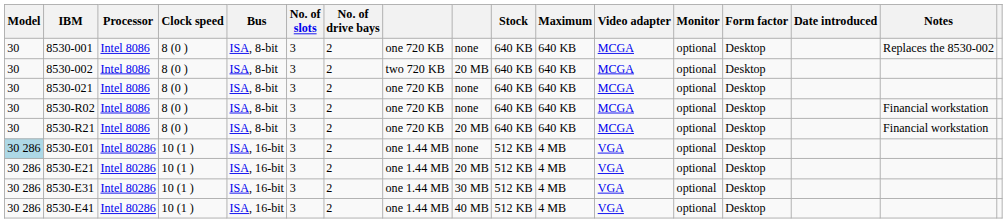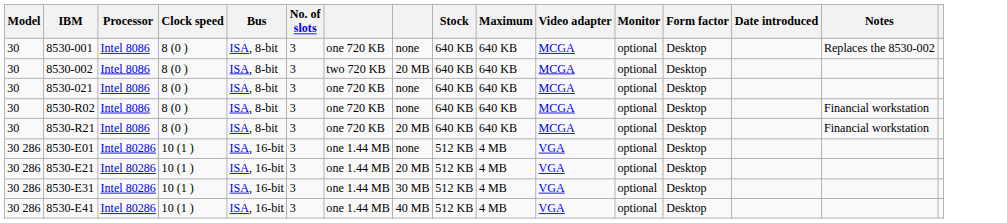- column: (353, 21)
(24, 148) lightblue background -> (24, 148) no background
